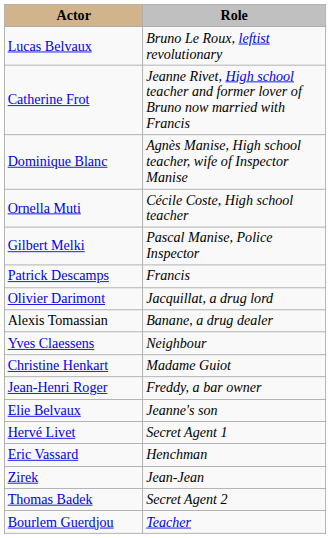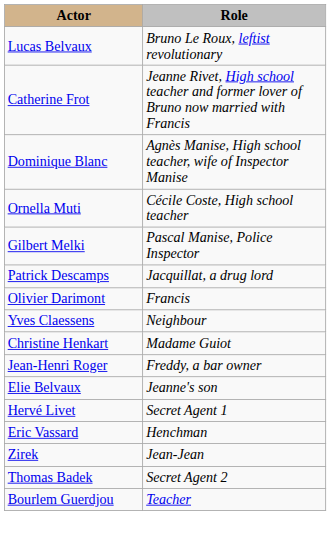(168, 276) Francis -> (210, 276) Jacquillat, a drug lord
(210, 298) Jacquillat, a drug lord -> (168, 298) Francis
- row: (58, 321)
